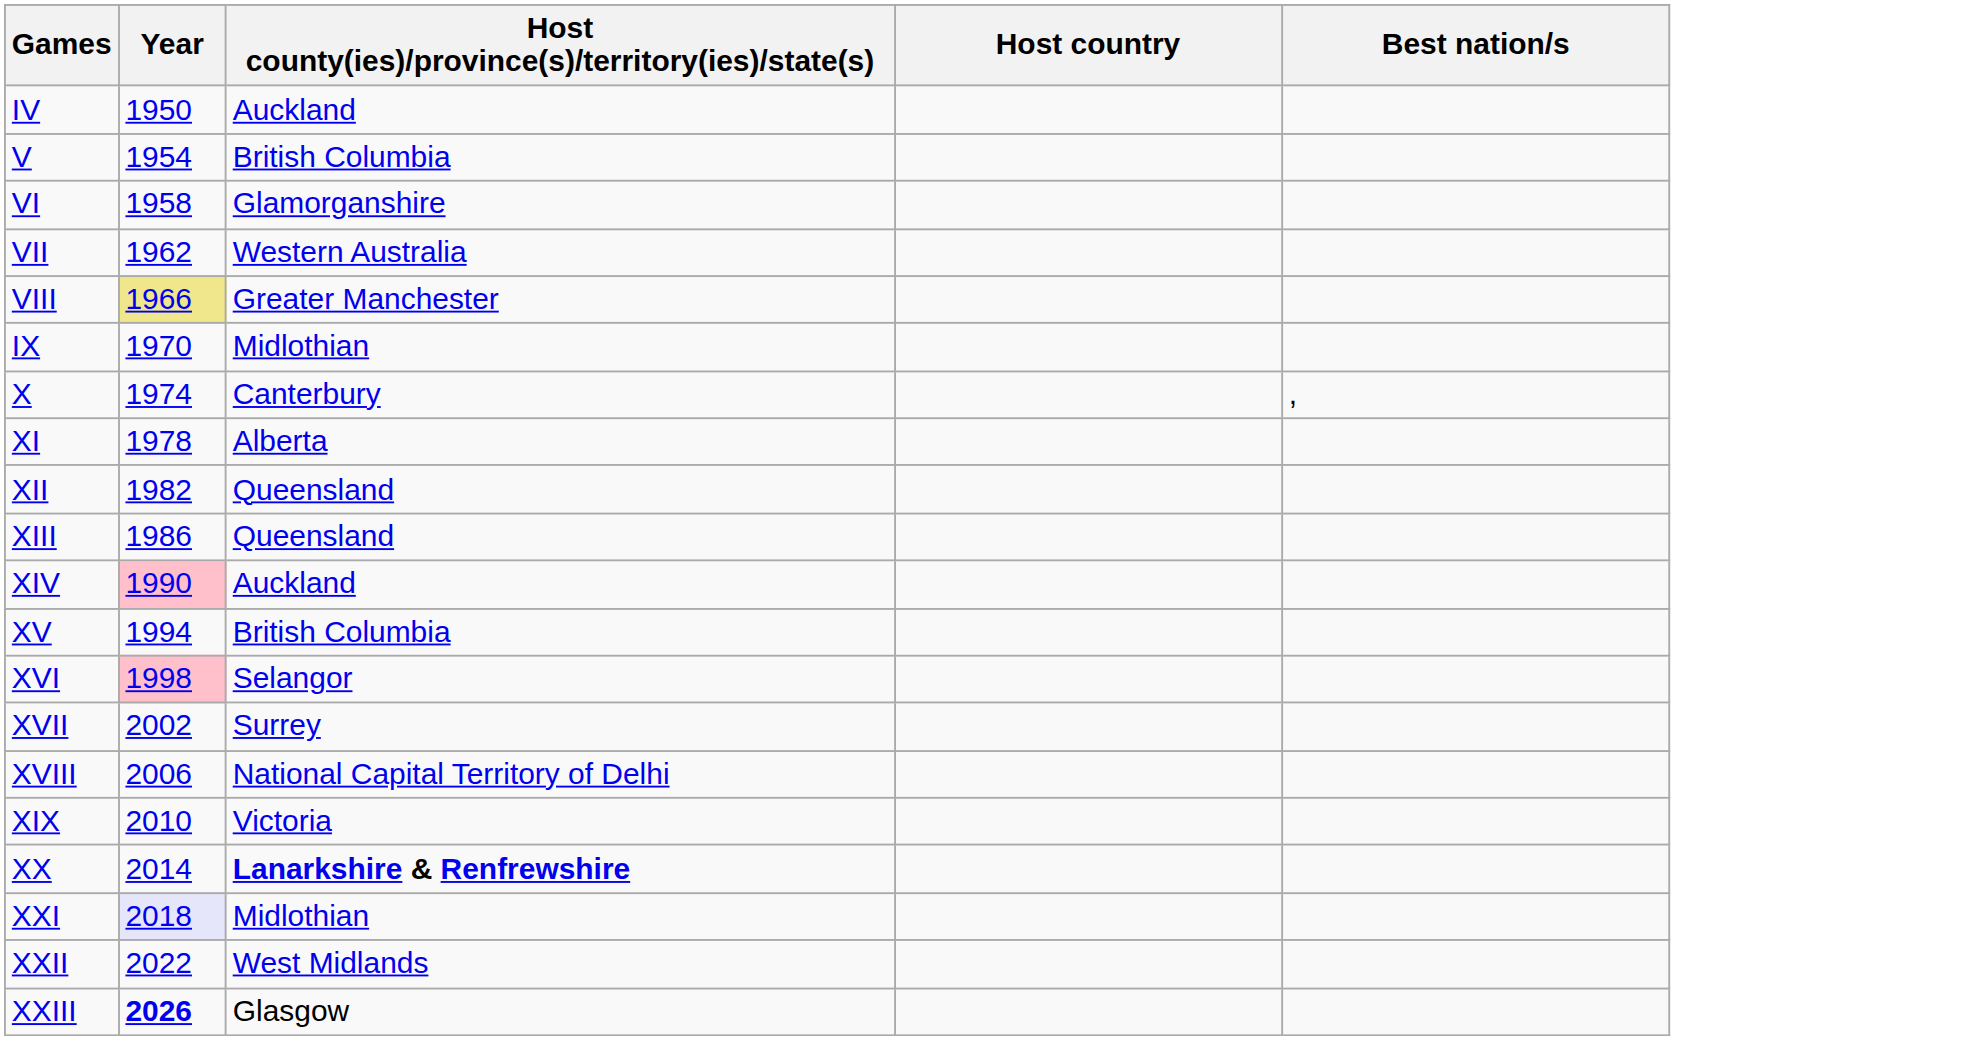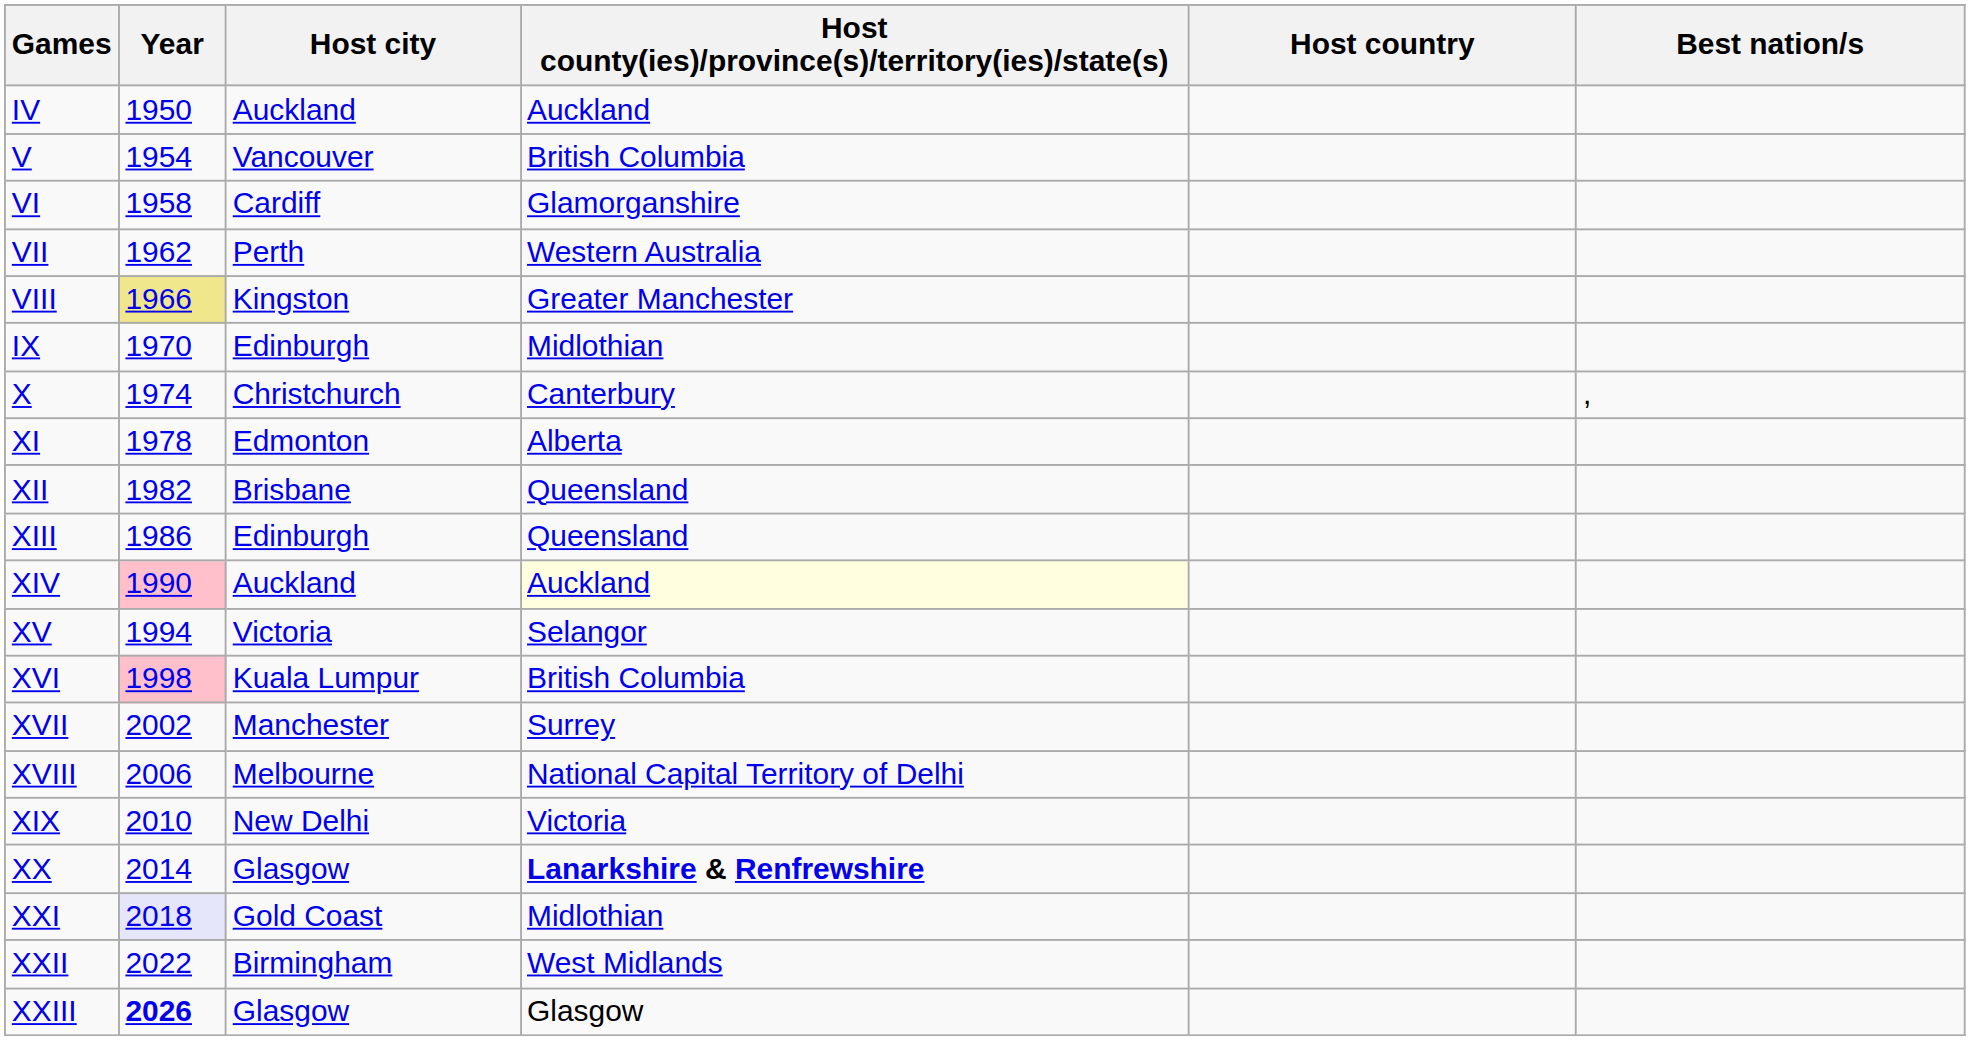+ column: (373, 45)
(294, 583) no background -> (589, 583) lightyellow background
(342, 631) British Columbia -> (587, 631) Selangor
(293, 678) Selangor -> (636, 678) British Columbia
